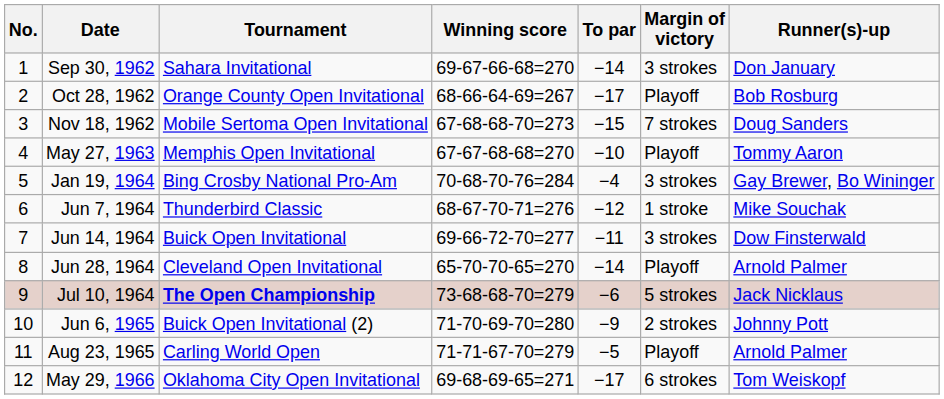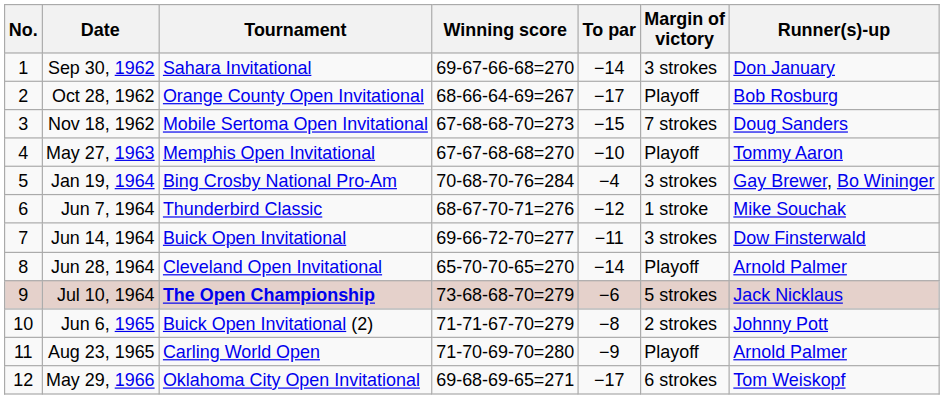(505, 323) 71-70-69-70=280 -> (505, 323) 71-71-67-70=279
(609, 323) −9 -> (609, 323) −8
(505, 351) 71-71-67-70=279 -> (505, 351) 71-70-69-70=280
(609, 351) −5 -> (609, 351) −9
